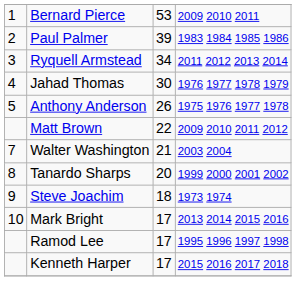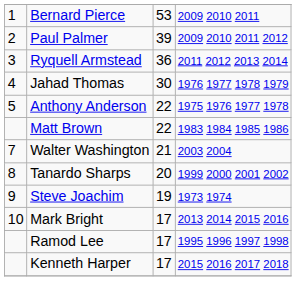(233, 38) 1983 1984 1985 1986 -> (233, 38) 2009 2010 2011 2012
(164, 60) 34 -> (164, 60) 36
(164, 106) 26 -> (164, 106) 22
(233, 129) 2009 2010 2011 2012 -> (233, 129) 1983 1984 1985 1986
(164, 196) 18 -> (164, 196) 19
